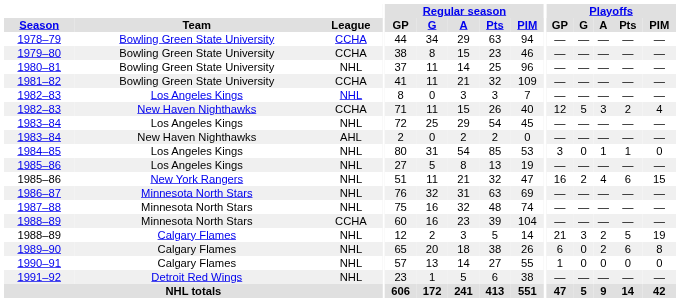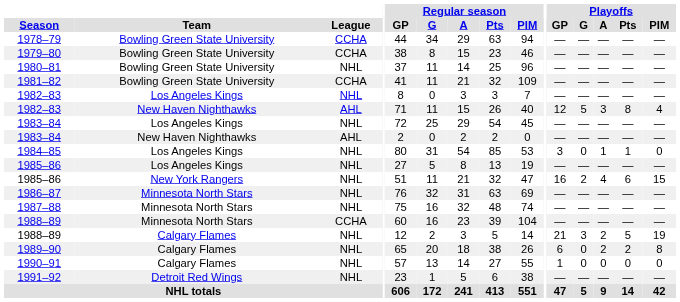(351, 109) CCHA -> (351, 109) AHL
(628, 109) 2 -> (628, 109) 8
(628, 249) 6 -> (628, 249) 2
